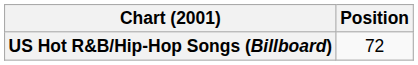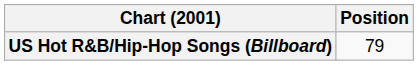(375, 45) 72 -> (375, 45) 79
